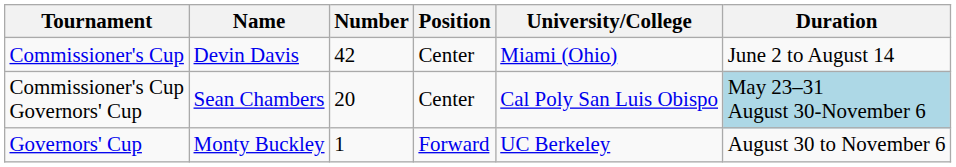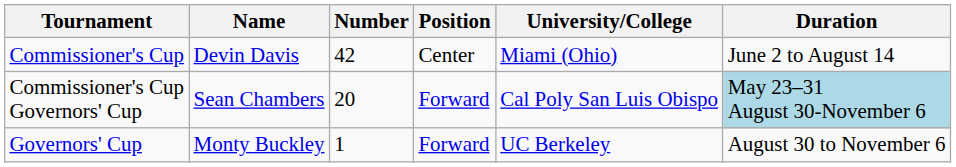(446, 99) Center -> (454, 99) Forward
